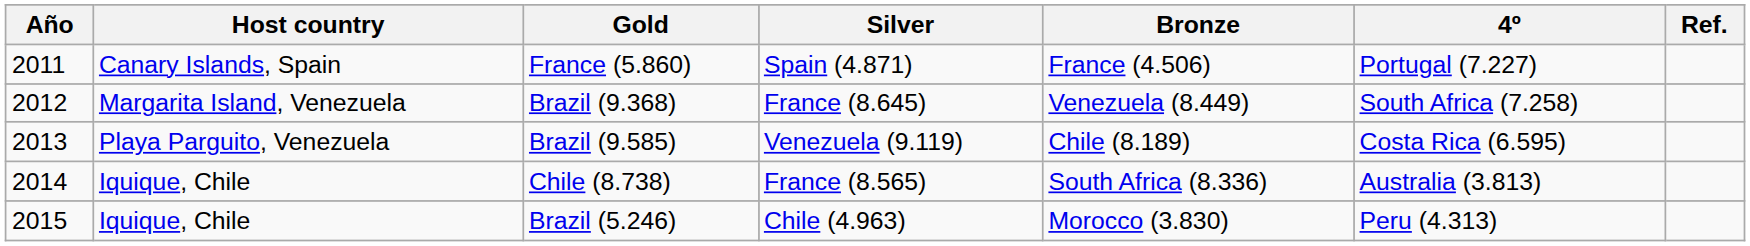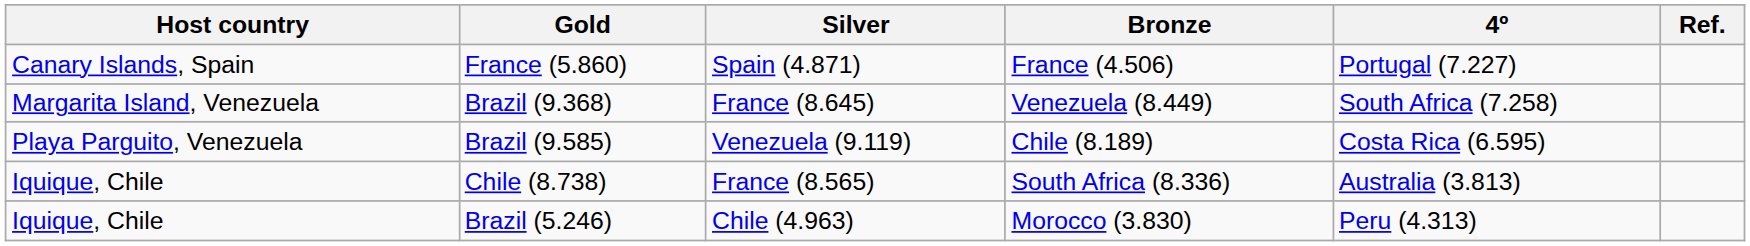- column: (50, 25)
